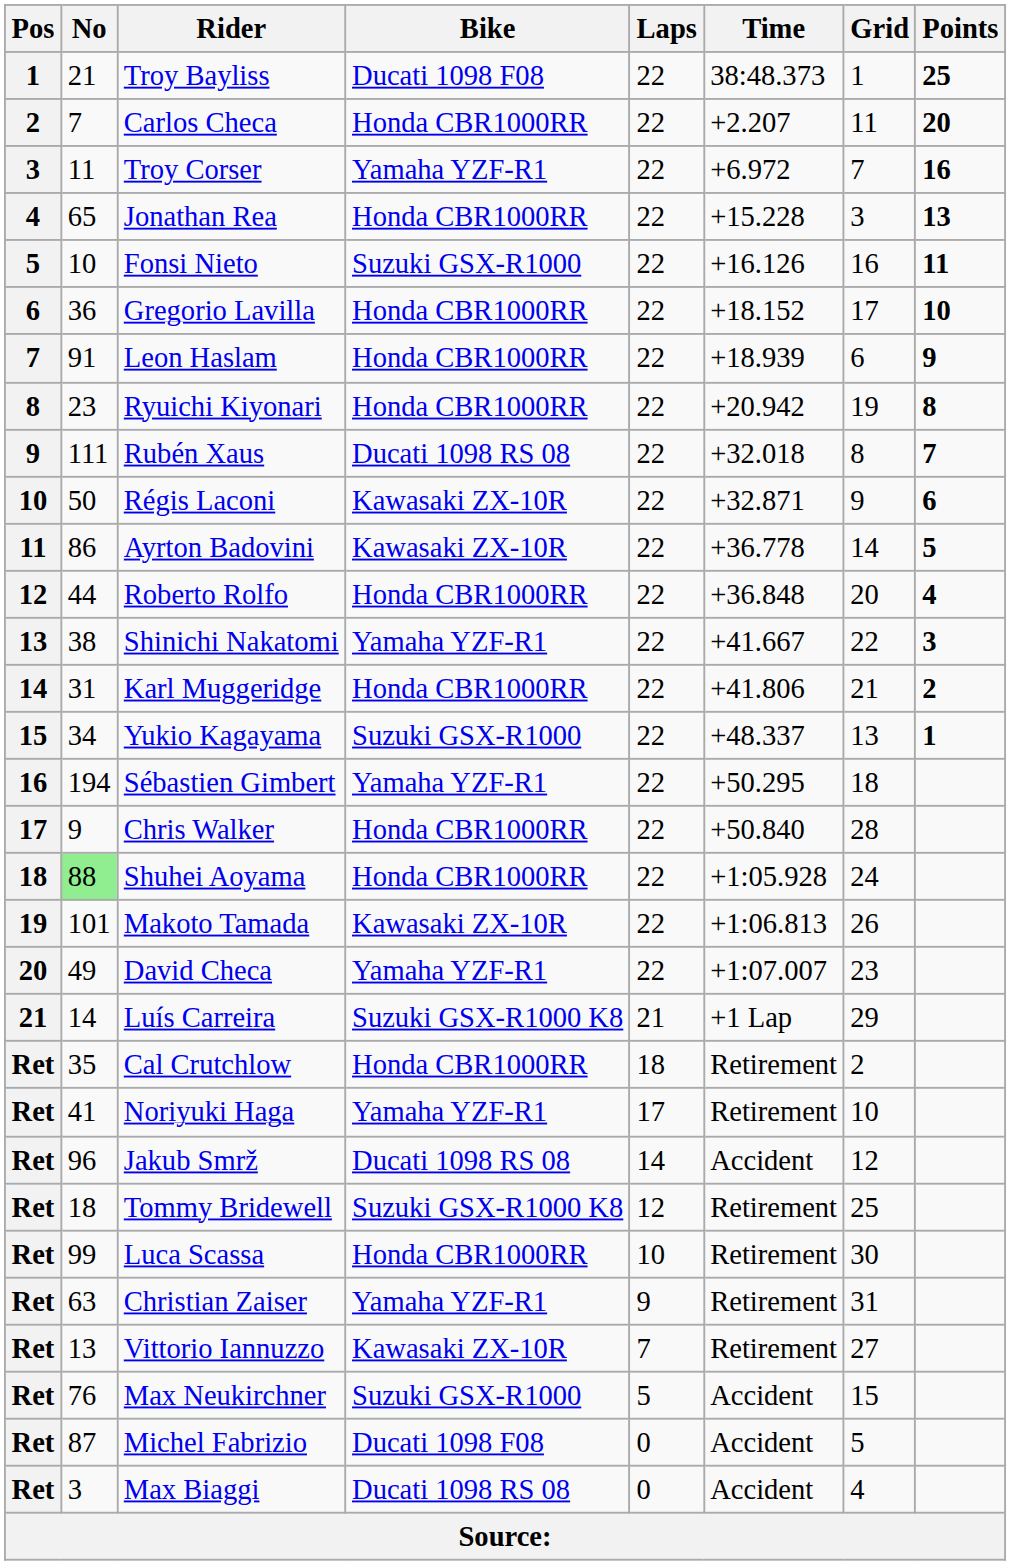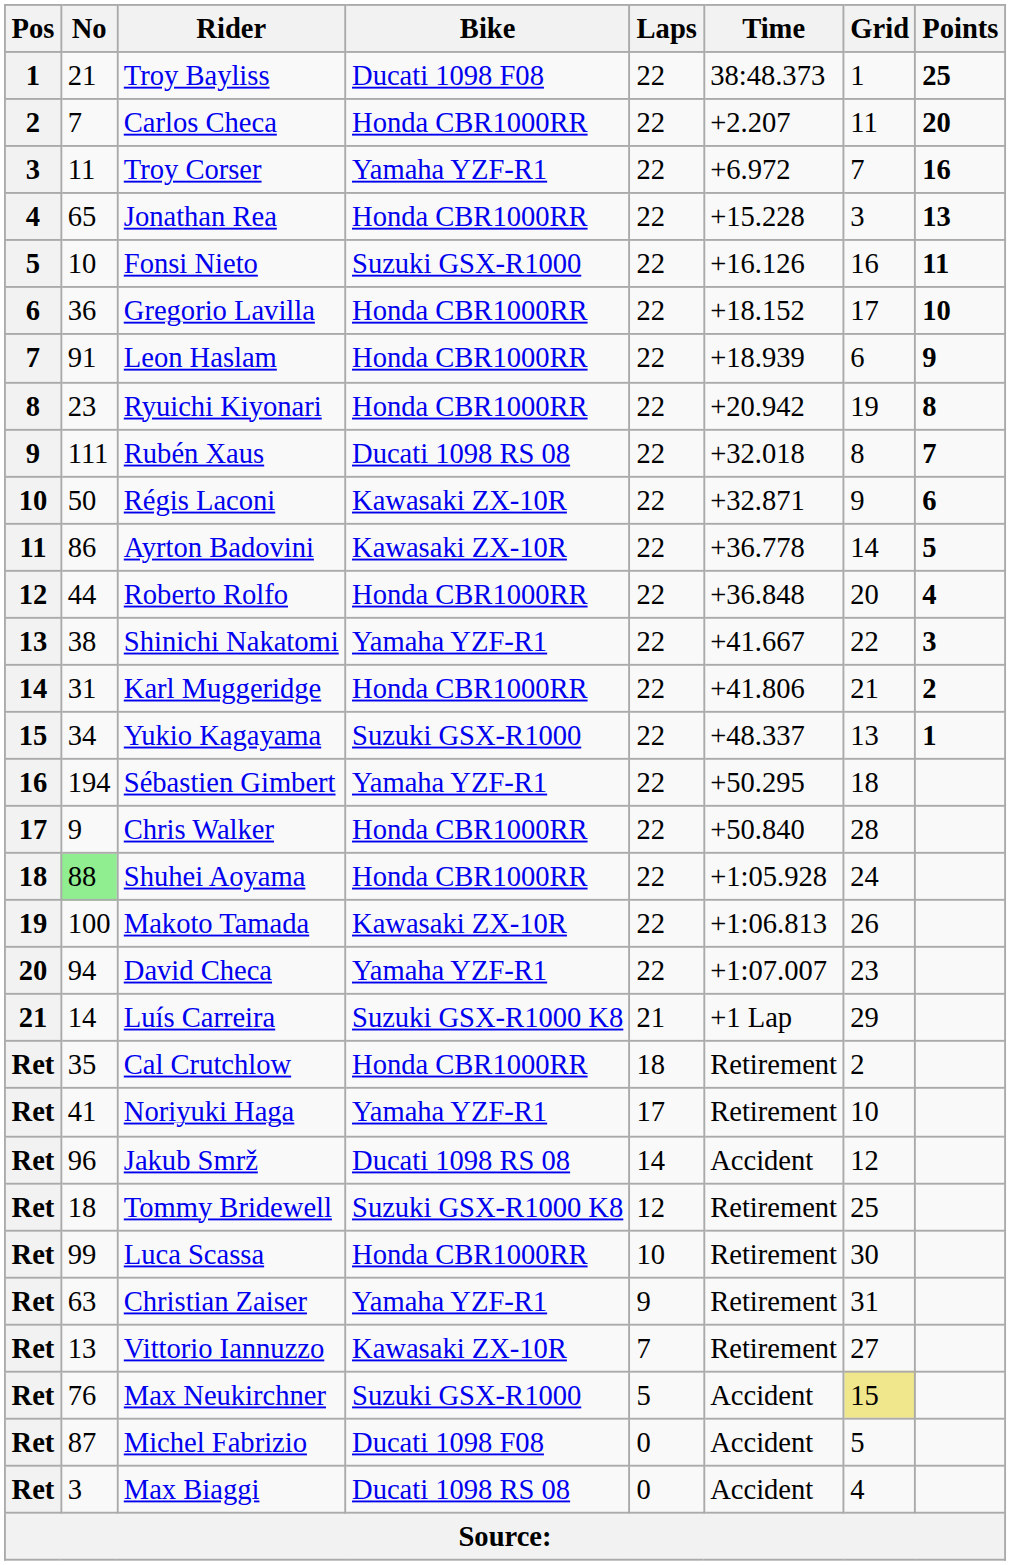(89, 923) 101 -> (89, 923) 100
(82, 970) 49 -> (82, 970) 94
(865, 1394) no background -> (865, 1394) khaki background
